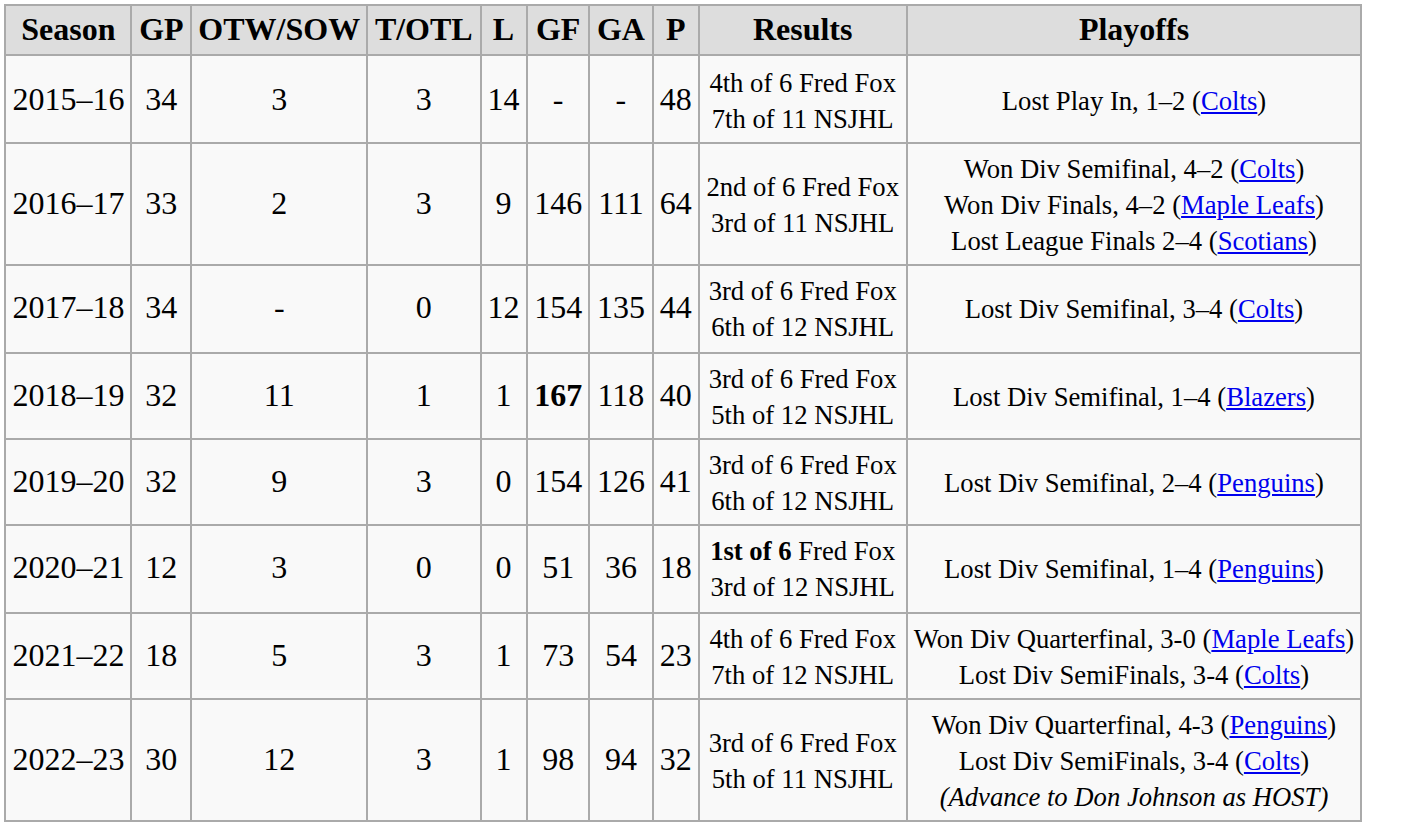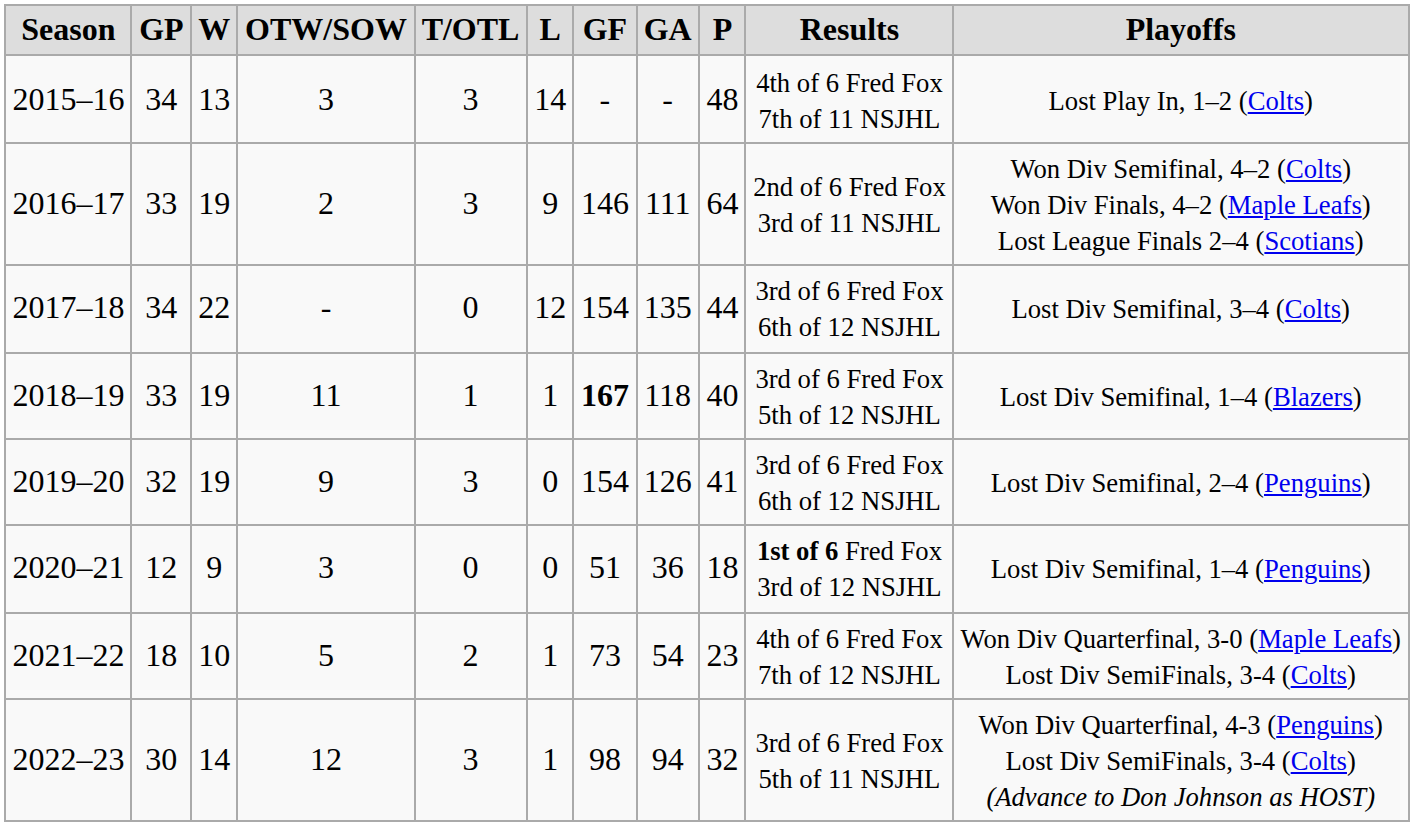+ column: (214, 29)
(161, 394) 32 -> (161, 394) 33
(424, 655) 3 -> (471, 655) 2
